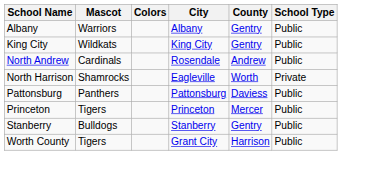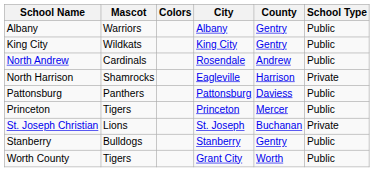(245, 77) Worth -> (275, 77) Harrison
+ row: (52, 126)
(250, 142) Harrison -> (270, 158) Worth
